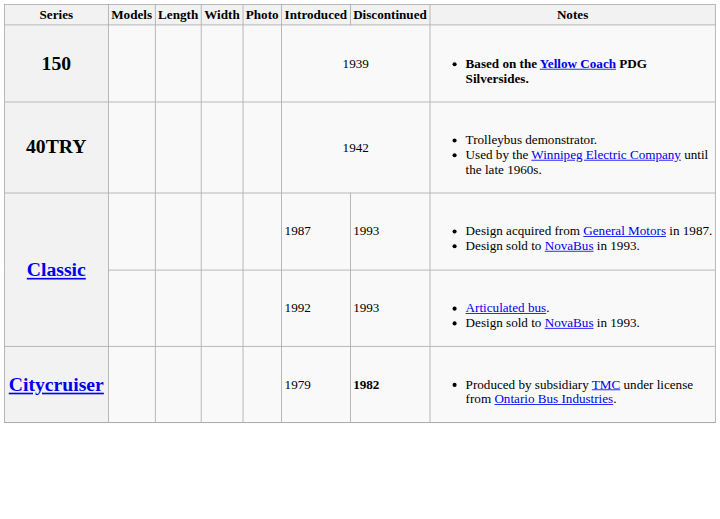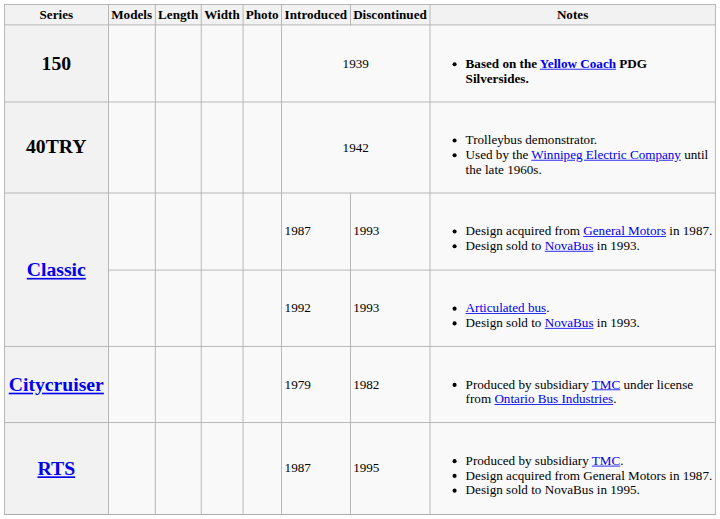(366, 384) bold -> (366, 384) normal
+ row: (56, 468)
